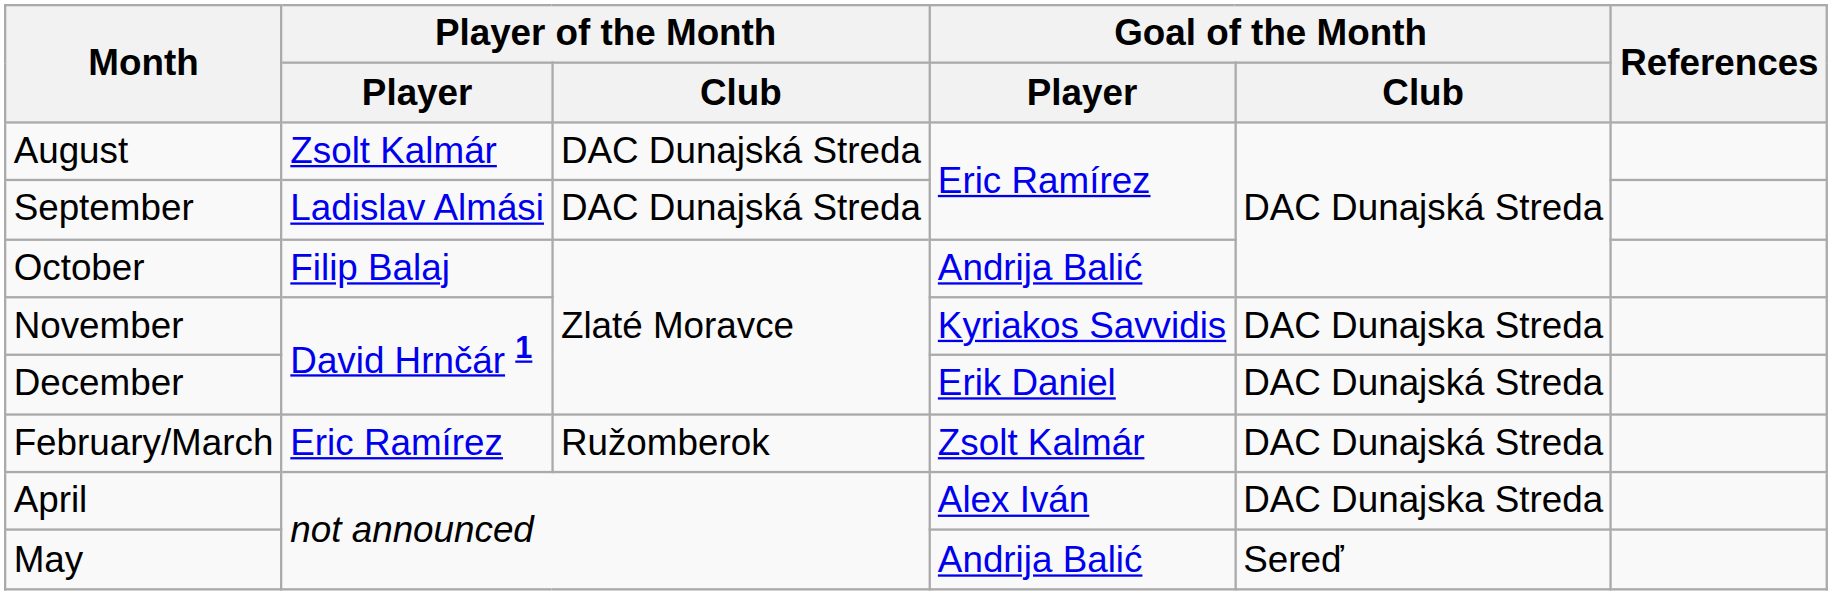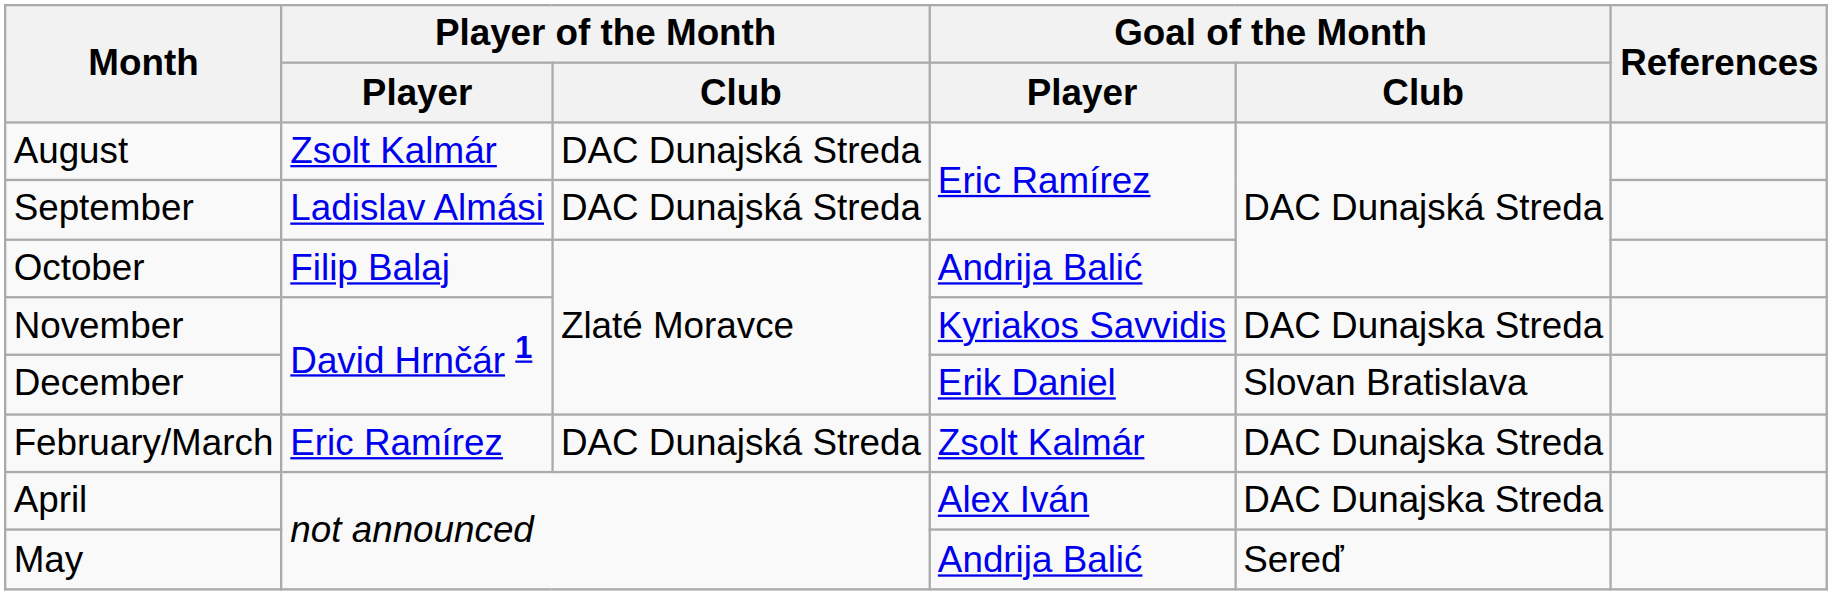(1423, 383) DAC Dunajská Streda -> (1385, 383) Slovan Bratislava
(665, 442) Ružomberok -> (741, 442) DAC Dunajská Streda
(1423, 442) DAC Dunajská Streda -> (1423, 442) DAC Dunajska Streda
